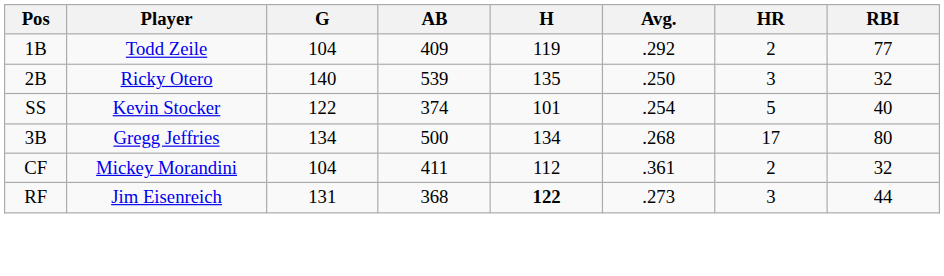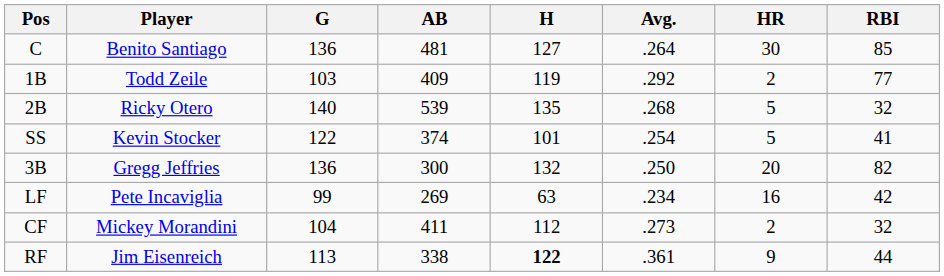+ row: (36, 49)
(322, 49) 104 -> (322, 78) 103
(659, 78) .250 -> (659, 108) .268
(771, 78) 3 -> (771, 108) 5
(883, 108) 40 -> (883, 138) 41
(322, 138) 134 -> (322, 167) 136
(434, 138) 500 -> (434, 167) 300
(547, 138) 134 -> (547, 167) 132
(659, 138) .268 -> (659, 167) .250
(771, 138) 17 -> (771, 167) 20
(883, 138) 80 -> (883, 167) 82
+ row: (36, 197)
(659, 167) .361 -> (659, 227) .273
(322, 197) 131 -> (322, 256) 113
(434, 197) 368 -> (434, 256) 338
(659, 197) .273 -> (659, 256) .361
(771, 197) 3 -> (771, 256) 9
